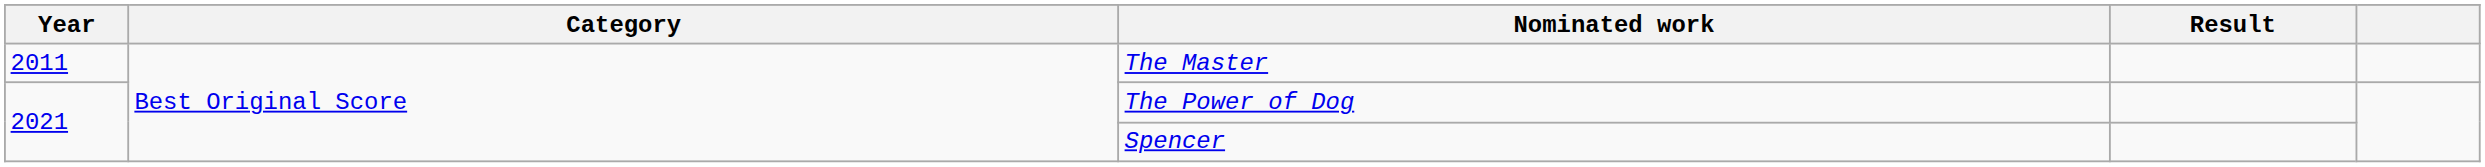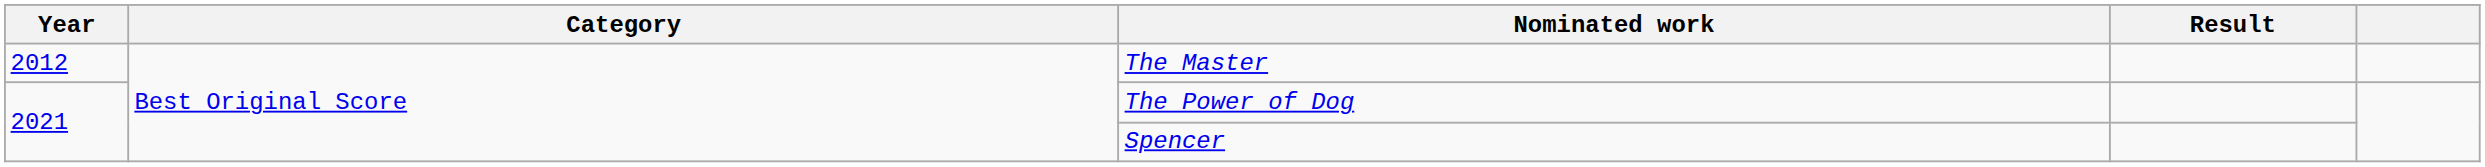(39, 63) 2011 -> (39, 63) 2012
